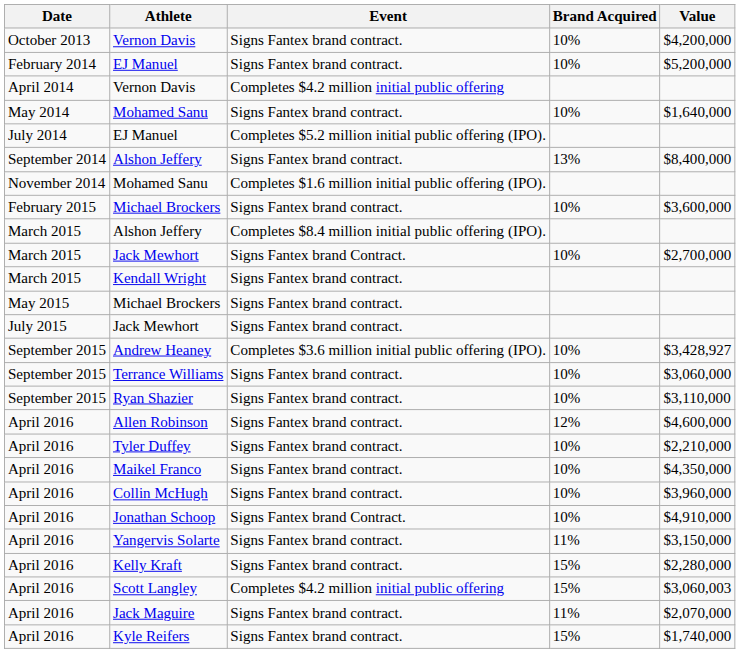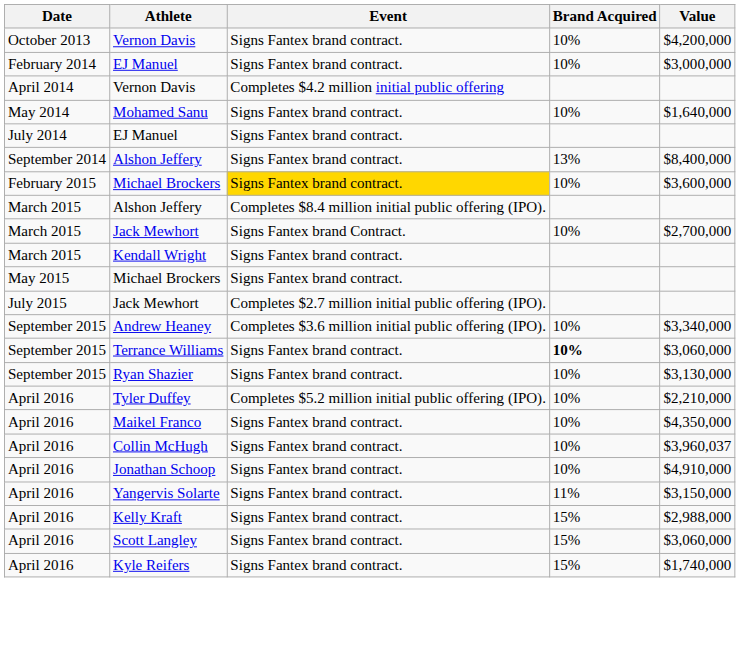(697, 64) $5,200,000 -> (697, 64) $3,000,000
(388, 135) Completes $5.2 million initial public offering (IPO). -> (316, 135) Signs Fantex brand contract.
- row: (57, 183)
(316, 207) no background -> (316, 183) gold background
(316, 326) Signs Fantex brand contract. -> (388, 302) Completes $2.7 million initial public offering (IPO).
(697, 350) $3,428,927 -> (697, 326) $3,340,000
(567, 374) normal -> (568, 350) bold
(697, 398) $3,110,000 -> (697, 374) $3,130,000
- row: (41, 421)
(316, 445) Signs Fantex brand contract. -> (388, 398) Completes $5.2 million initial public offering (IPO).
(697, 493) $3,960,000 -> (697, 445) $3,960,037
(318, 517) Signs Fantex brand Contract. -> (316, 469) Signs Fantex brand contract.
(697, 565) $2,280,000 -> (697, 517) $2,988,000
(367, 588) Completes $4.2 million initial public offering -> (316, 541) Signs Fantex brand contract.
(697, 588) $3,060,003 -> (697, 541) $3,060,000
- row: (41, 612)
